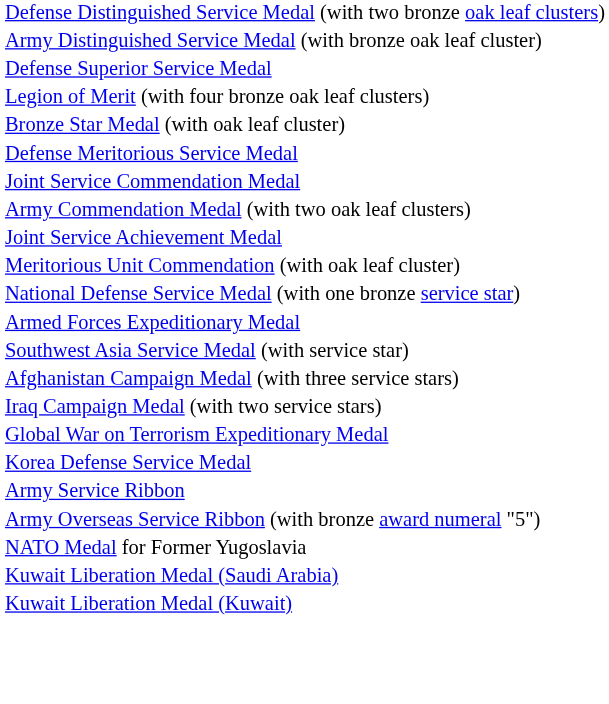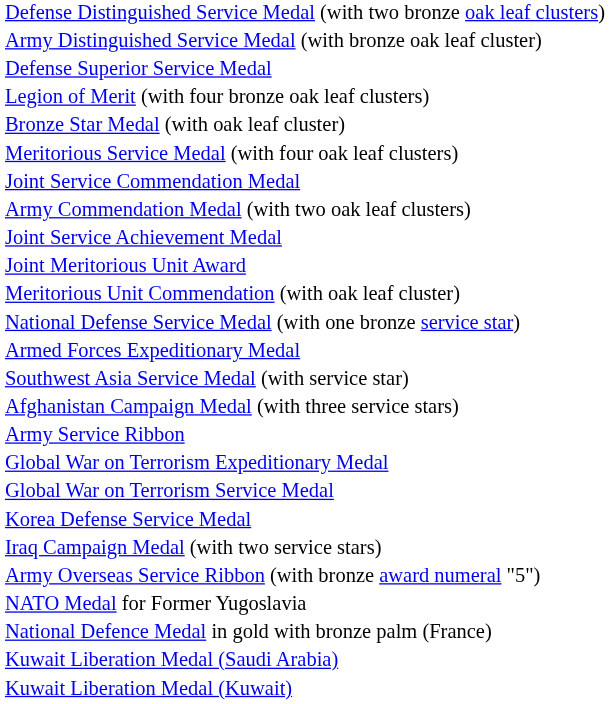- row: (151, 153)
+ row: (232, 153)
+ row: (125, 265)
rows swapped: (193, 406) <-> (95, 490)
+ row: (169, 490)
+ row: (248, 631)
